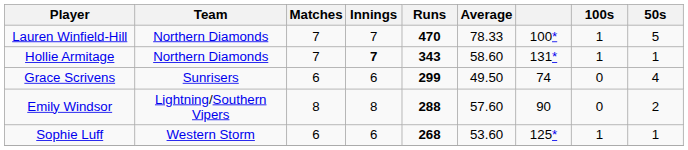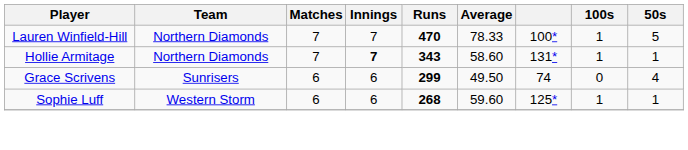- row: (70, 106)
(487, 135) 53.60 -> (487, 99) 59.60
